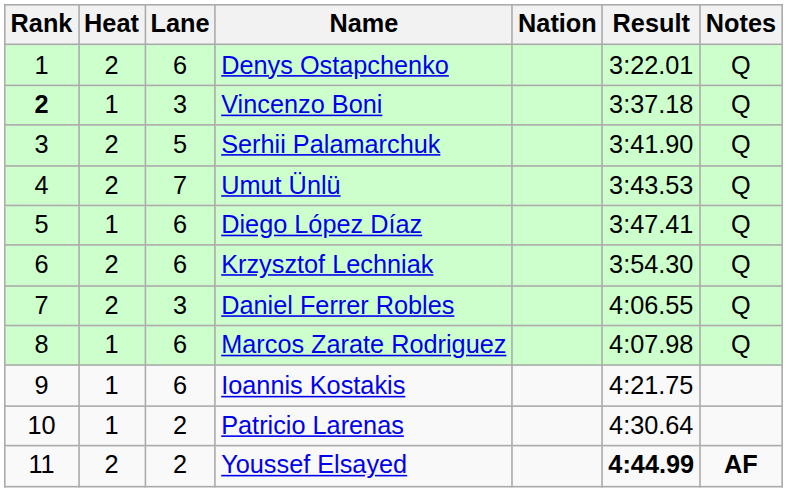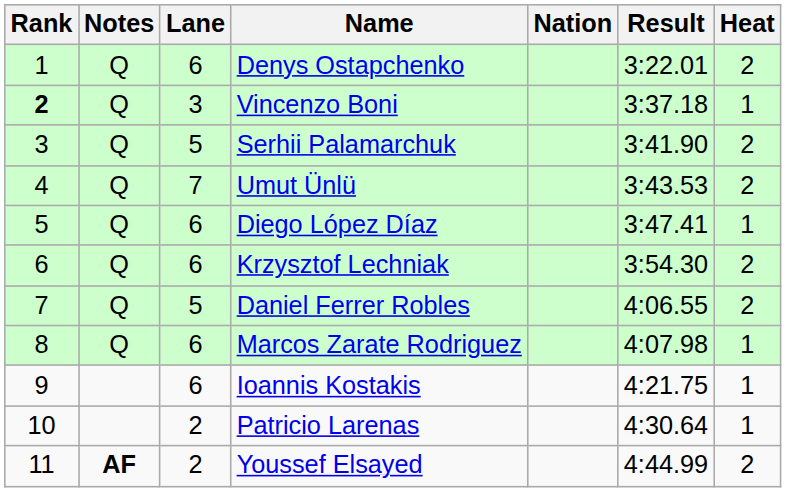columns swapped: (111, 24) <-> (741, 24)
(180, 305) 3 -> (195, 305) 5
(651, 465) bold -> (666, 465) normal
